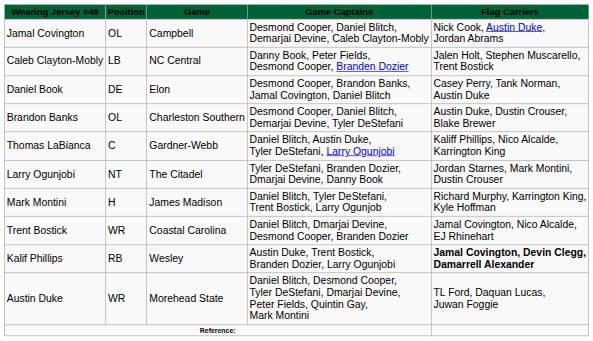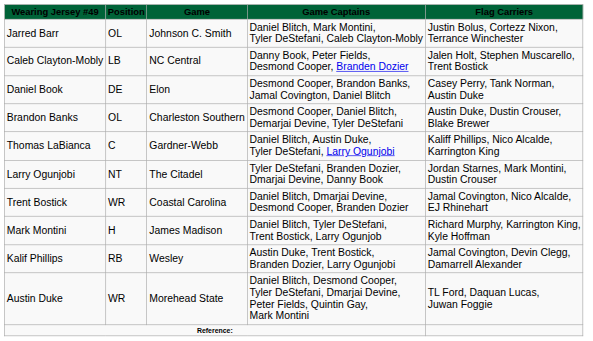- row: (45, 33)
+ row: (33, 33)
rows swapped: (36, 202) <-> (37, 230)
(510, 258) bold -> (499, 258) normal
